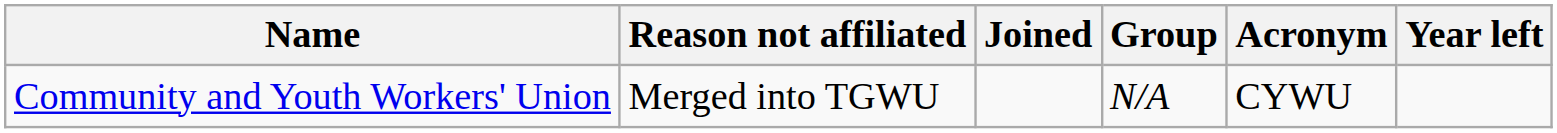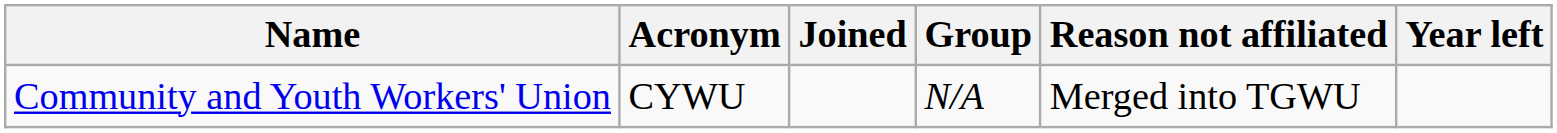columns swapped: (1311, 34) <-> (797, 34)
